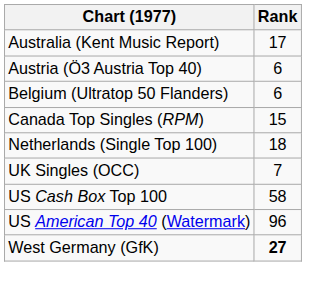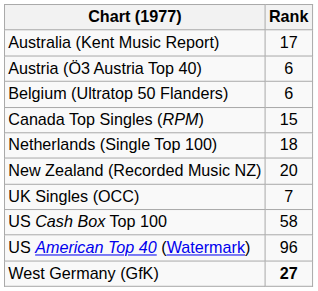+ row: (135, 171)
